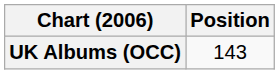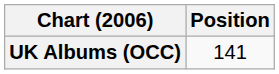(230, 52) 143 -> (230, 52) 141
